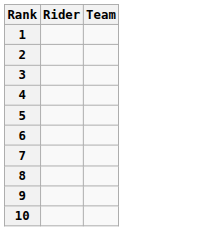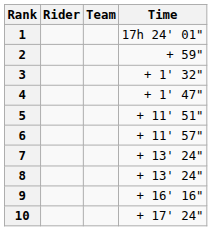+ column: (163, 15)
